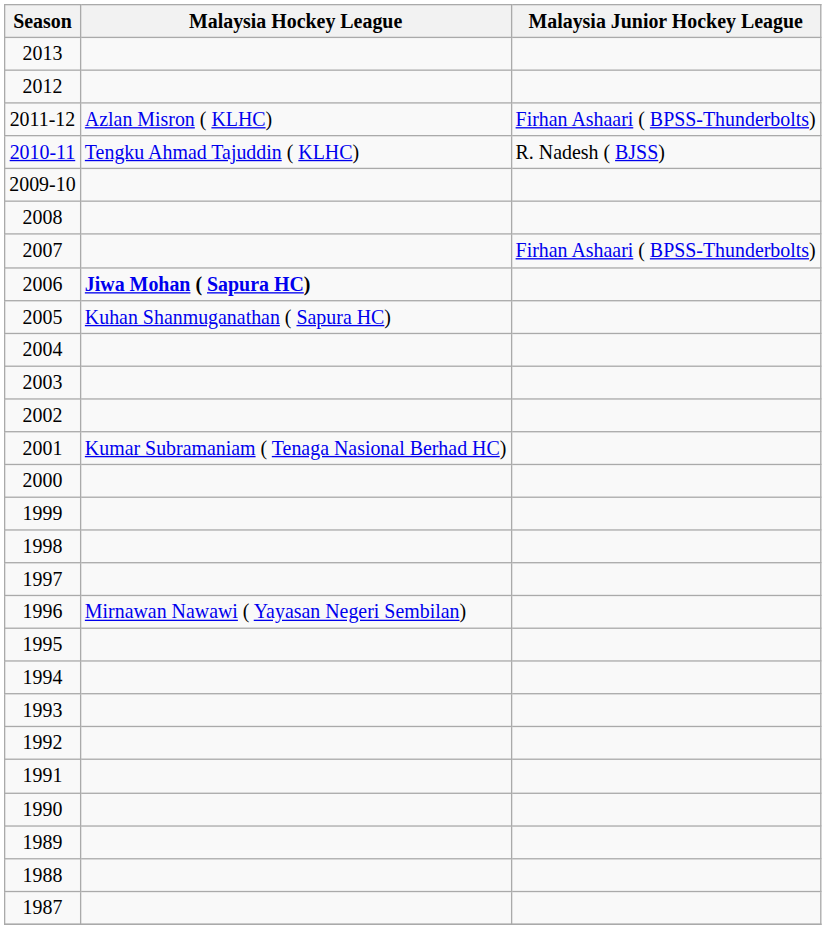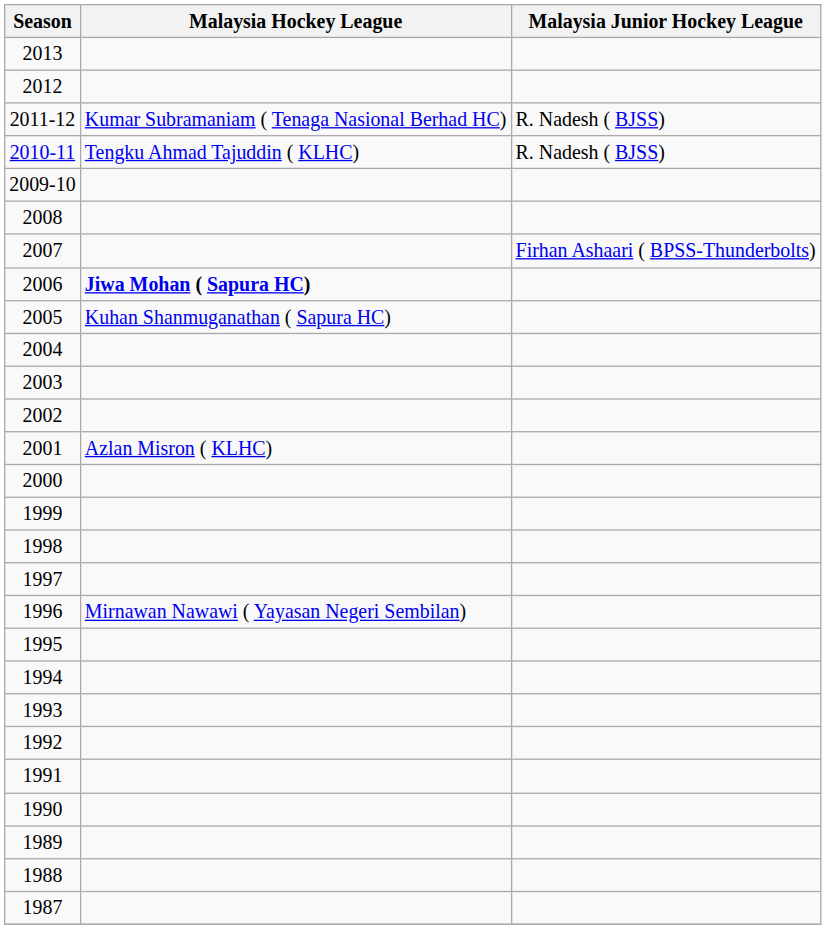(179, 119) Azlan Misron ( KLHC) -> (296, 119) Kumar Subramaniam ( Tenaga Nasional Berhad HC)
(666, 119) Firhan Ashaari ( BPSS-Thunderbolts) -> (590, 119) R. Nadesh ( BJSS)
(296, 447) Kumar Subramaniam ( Tenaga Nasional Berhad HC) -> (179, 447) Azlan Misron ( KLHC)
